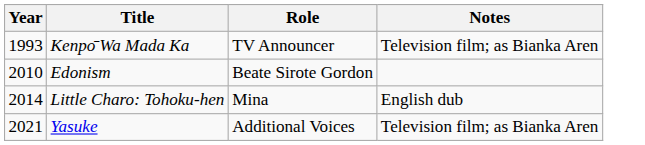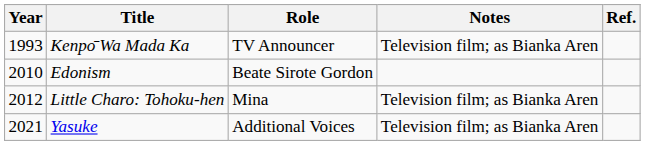+ column: (621, 18)
(26, 99) 2014 -> (26, 99) 2012
(422, 99) English dub -> (490, 99) Television film; as Bianka Aren
